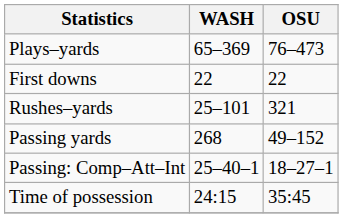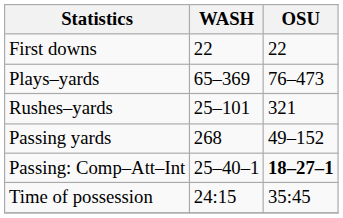rows swapped: (53, 78) <-> (54, 49)
(301, 167) normal -> (301, 167) bold
